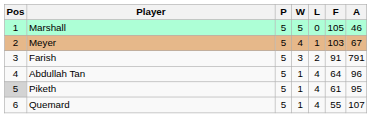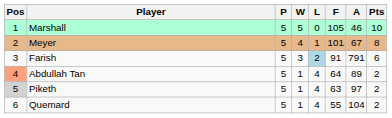+ column: (377, 12)
(336, 43) 103 -> (336, 43) 101
(317, 58) no background -> (317, 58) lightblue background
(16, 74) no background -> (16, 74) lightsalmon background
(356, 74) 96 -> (356, 74) 89
(336, 89) 61 -> (336, 89) 63
(356, 89) 95 -> (356, 89) 97
(356, 105) 107 -> (356, 105) 104
